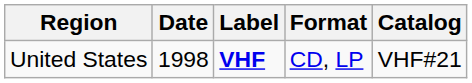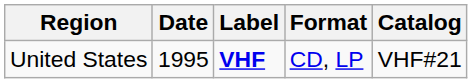(183, 58) 1998 -> (183, 58) 1995
